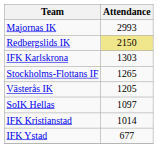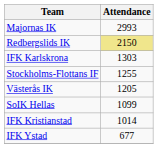(127, 74) 1265 -> (127, 74) 1255
(127, 105) 1097 -> (127, 105) 1099
